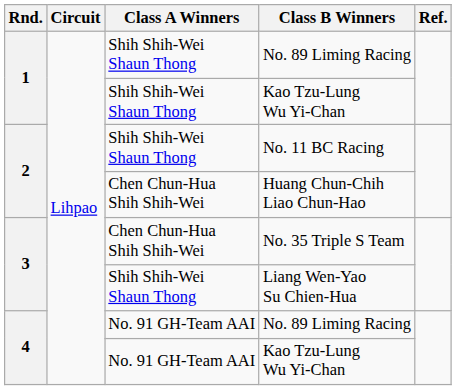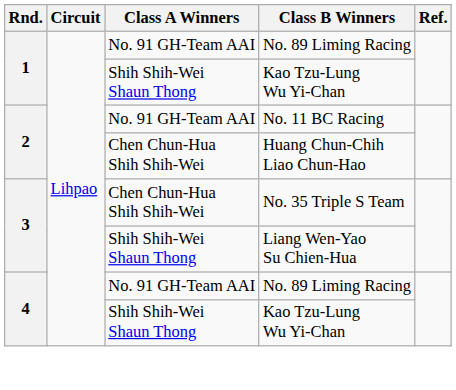(156, 54) Shih Shih-Wei Shaun Thong -> (182, 44) No. 91 GH-Team AAI
(156, 147) Shih Shih-Wei Shaun Thong -> (182, 118) No. 91 GH-Team AAI
(182, 360) No. 91 GH-Team AAI -> (156, 321) Shih Shih-Wei Shaun Thong
